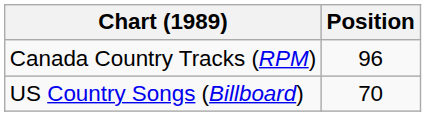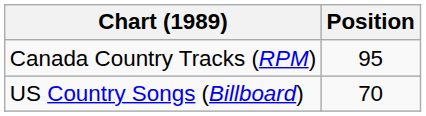(371, 57) 96 -> (371, 57) 95
